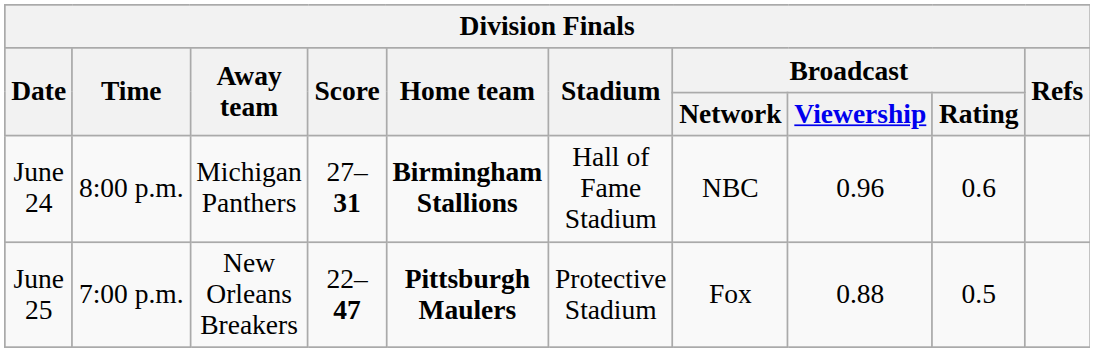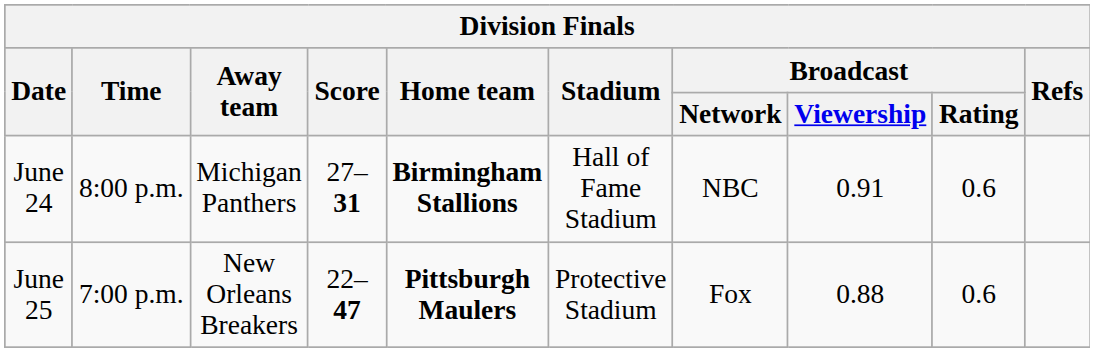(860, 188) 0.96 -> (860, 188) 0.91
(979, 293) 0.5 -> (979, 293) 0.6
